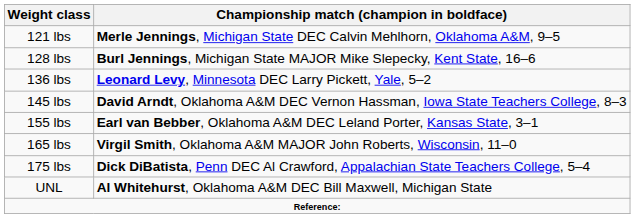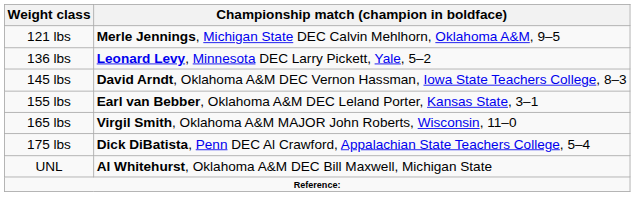- row: (49, 58)
